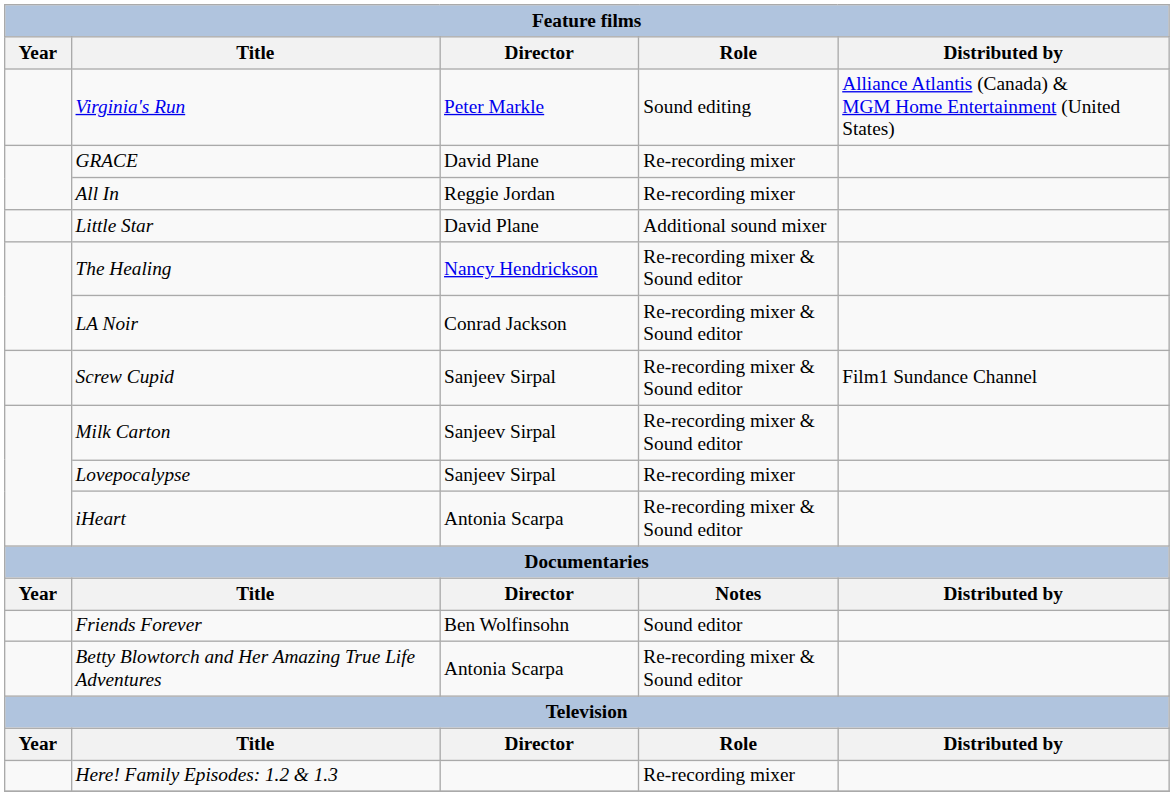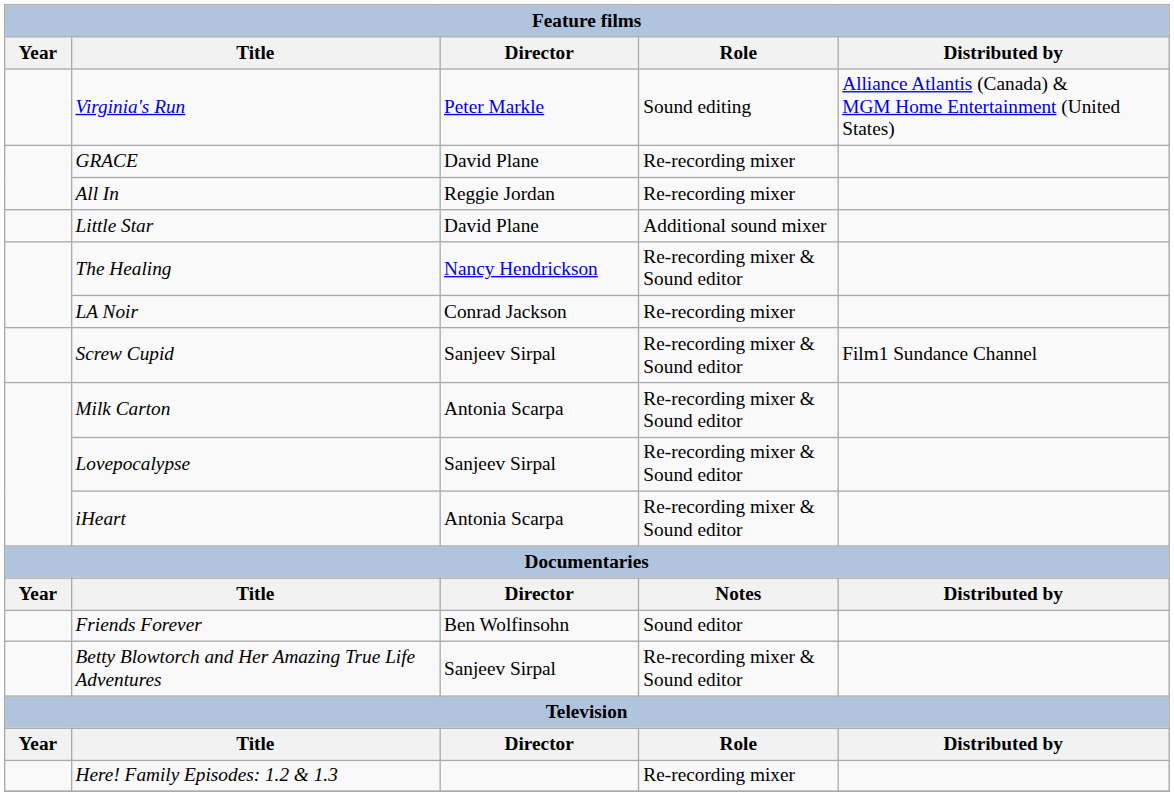(729, 323) Re-recording mixer & Sound editor -> (719, 311) Re-recording mixer
(500, 432) Sanjeev Sirpal -> (504, 409) Antonia Scarpa
(719, 475) Re-recording mixer -> (729, 464) Re-recording mixer & Sound editor
(504, 669) Antonia Scarpa -> (500, 669) Sanjeev Sirpal
